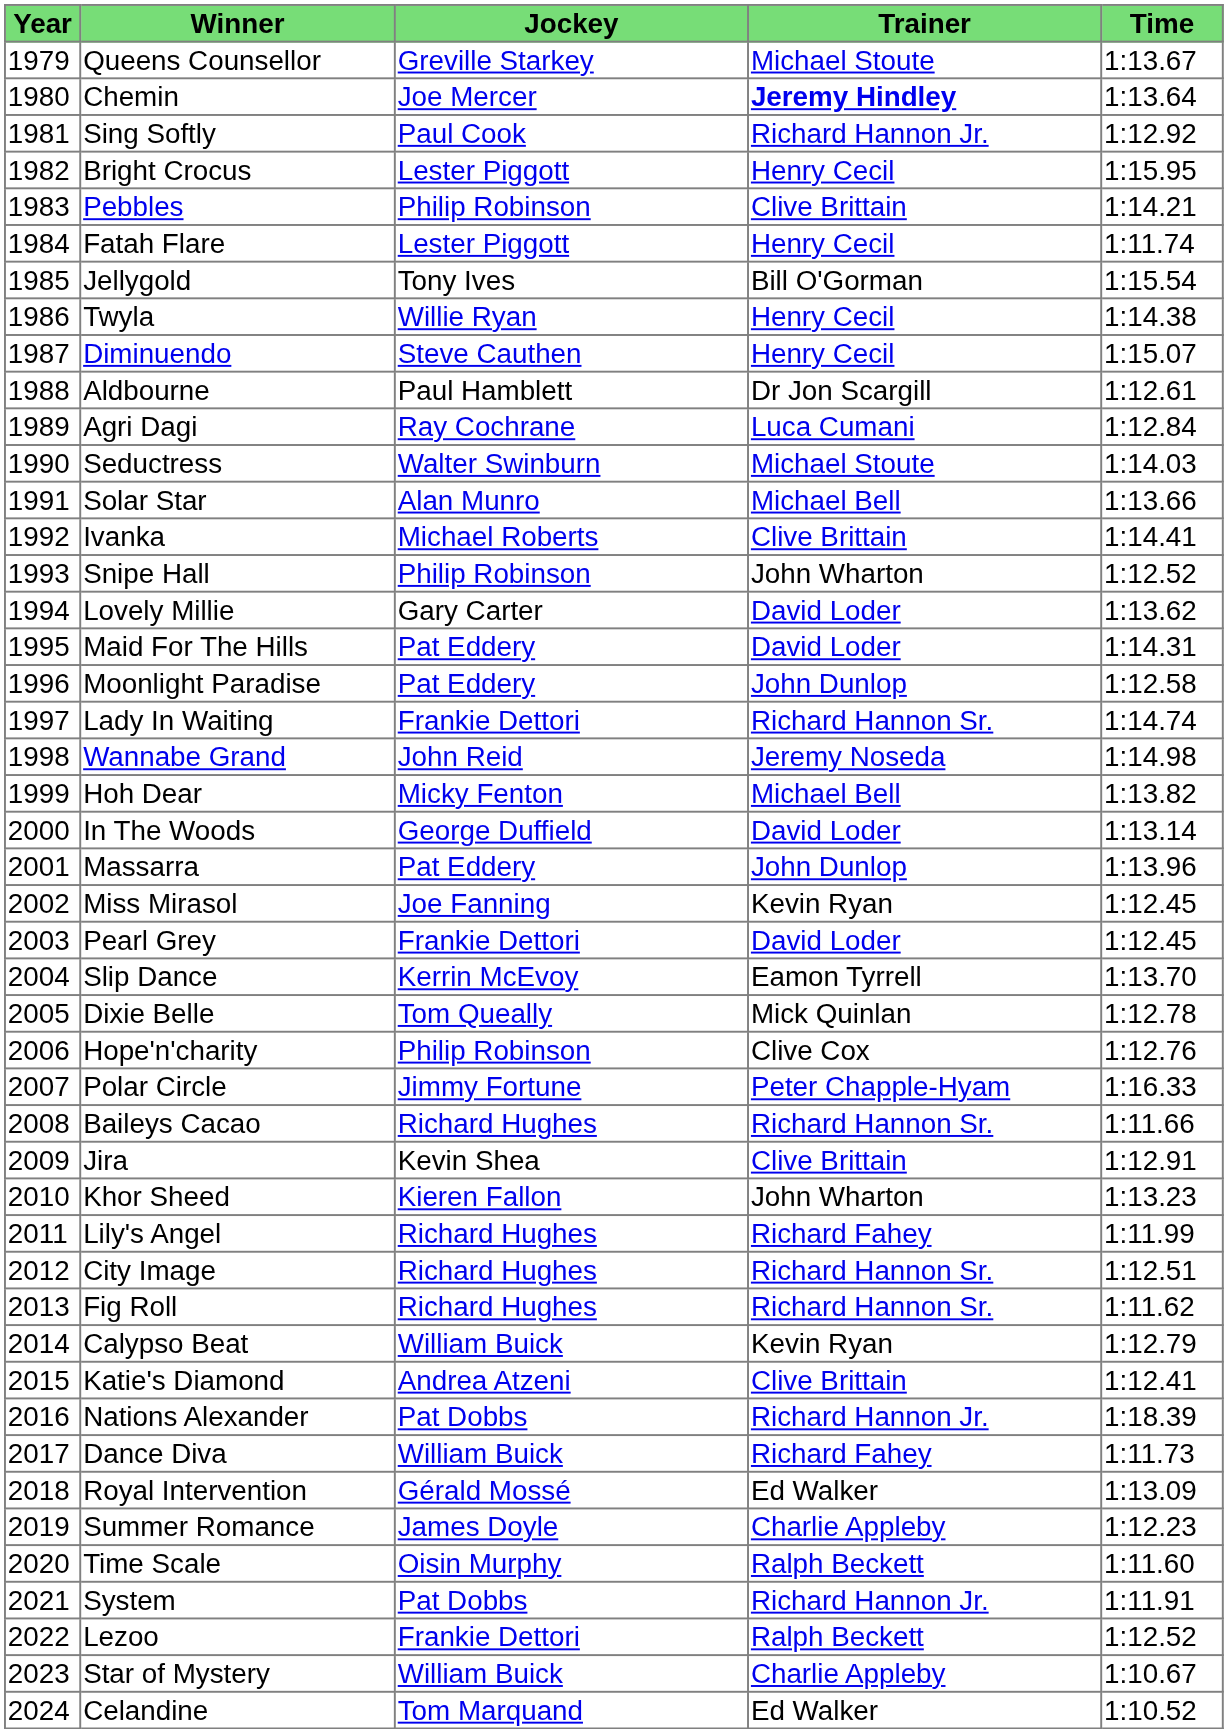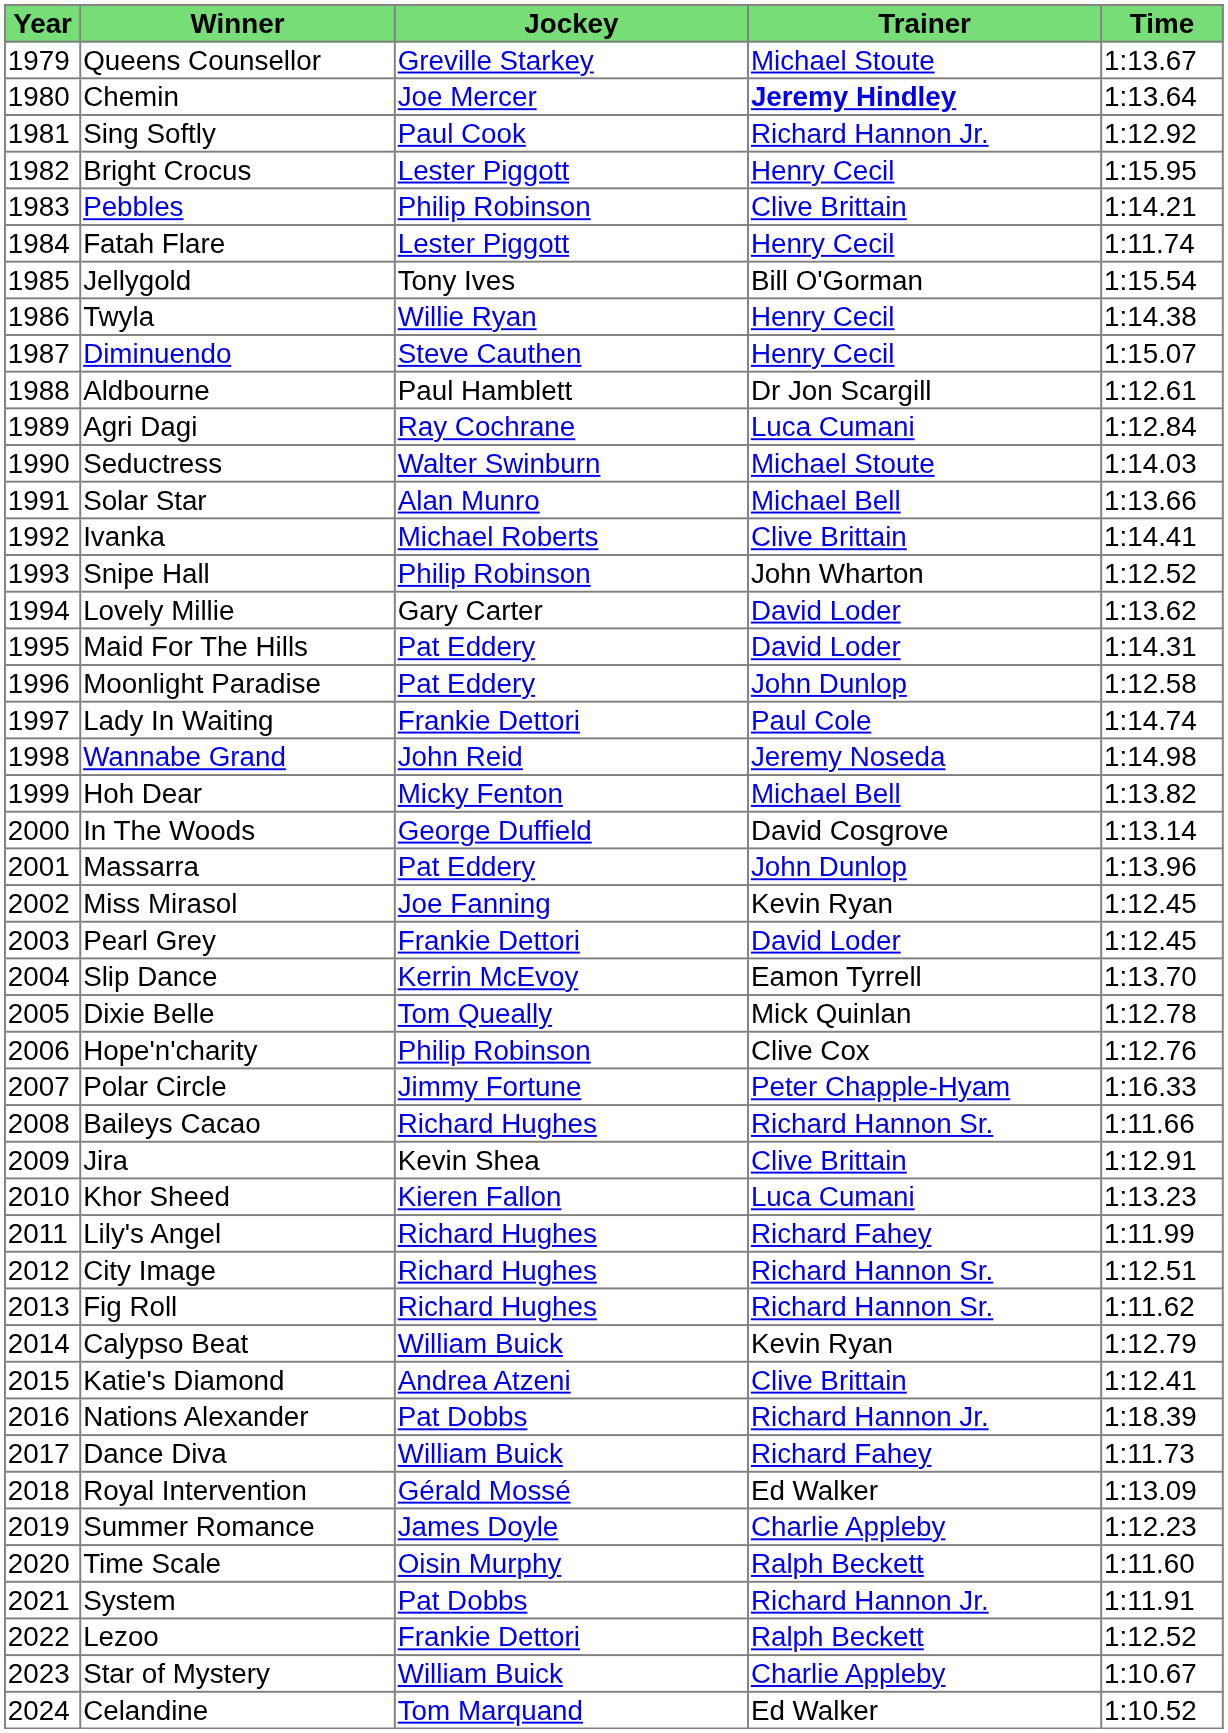(872, 720) Richard Hannon Sr. -> (811, 720) Paul Cole
(826, 830) David Loder -> (850, 830) David Cosgrove
(837, 1197) John Wharton -> (833, 1197) Luca Cumani
